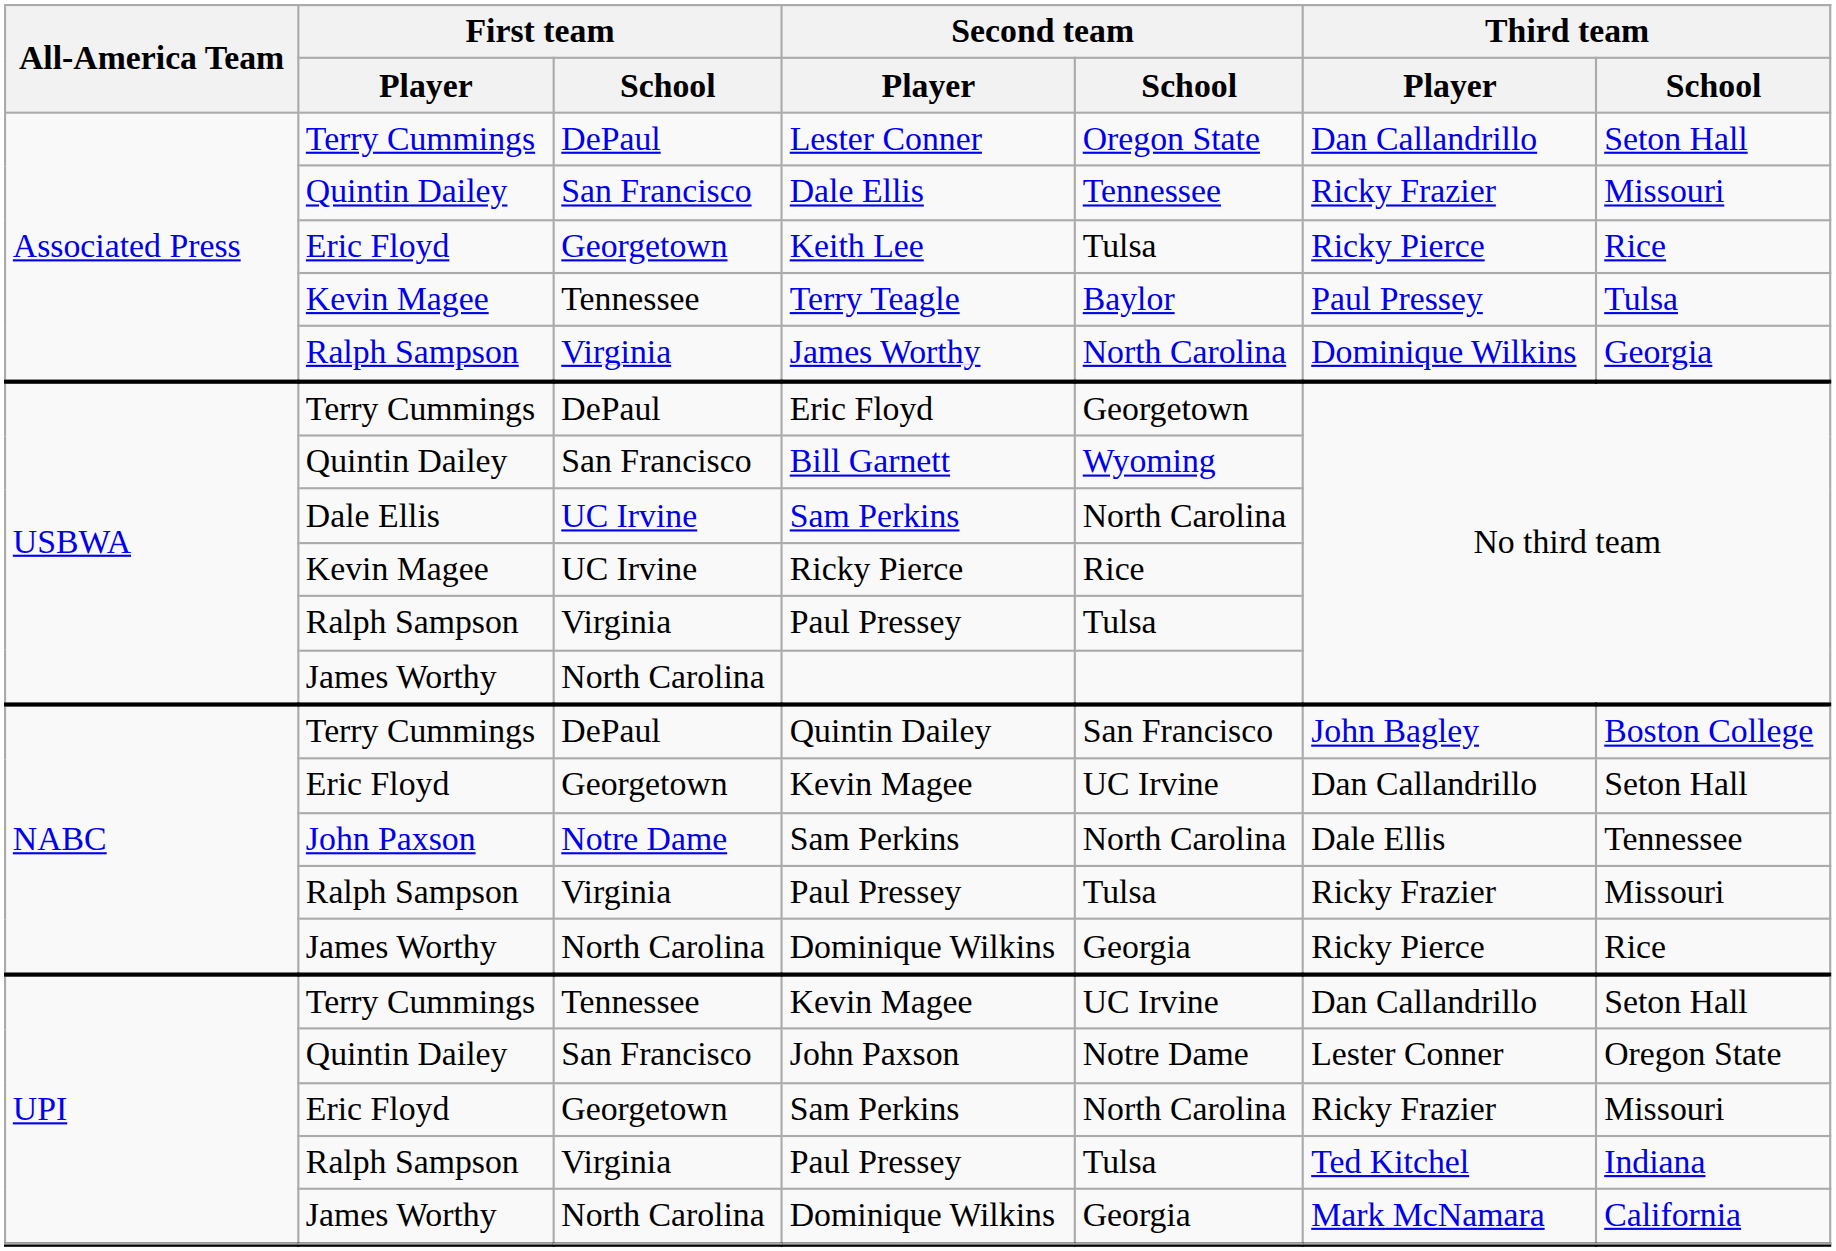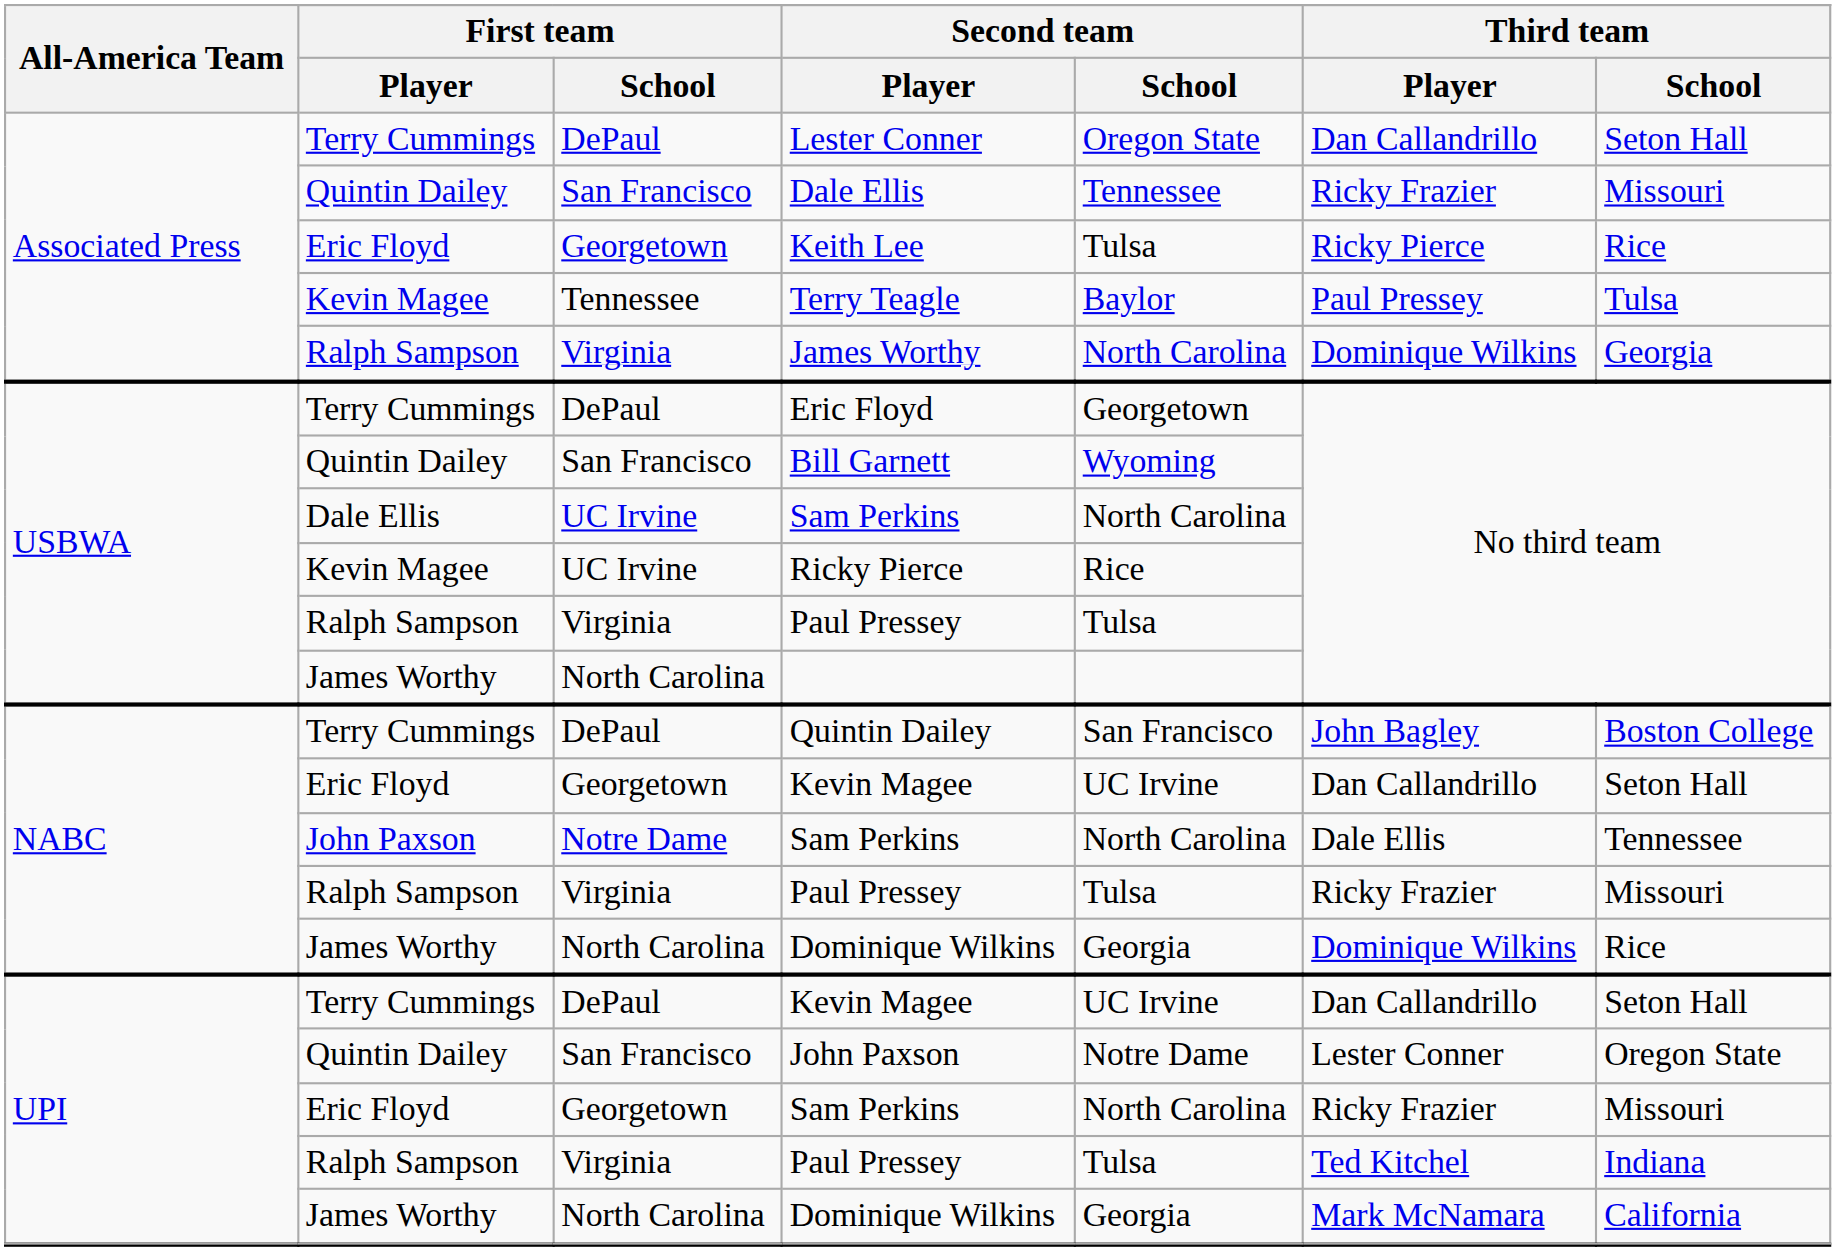(1398, 945) Ricky Pierce -> (1444, 945) Dominique Wilkins
(630, 1001) Tennessee -> (611, 1001) DePaul
